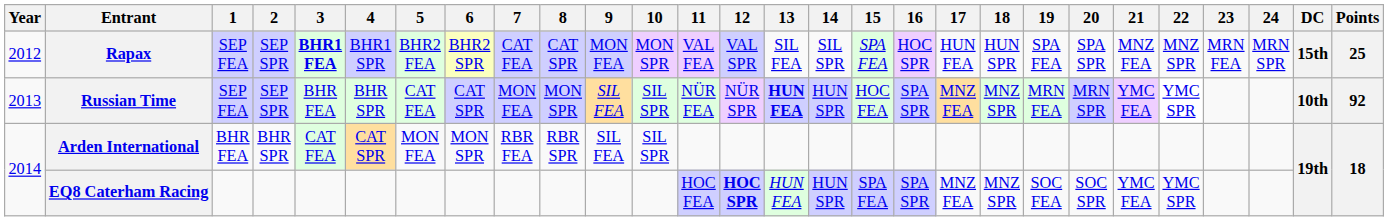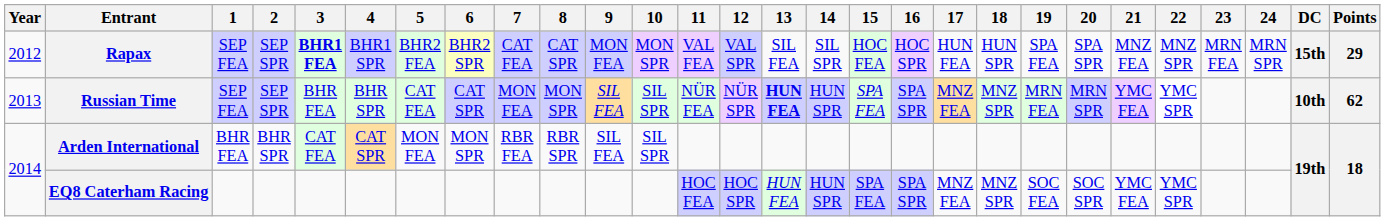(873, 54) SPA FEA -> (870, 54) HOC FEA
(1357, 54) 25 -> (1355, 54) 29
(873, 100) HOC FEA -> (870, 100) SPA FEA
(1357, 100) 92 -> (1355, 100) 62
(742, 192) bold -> (741, 192) normal
